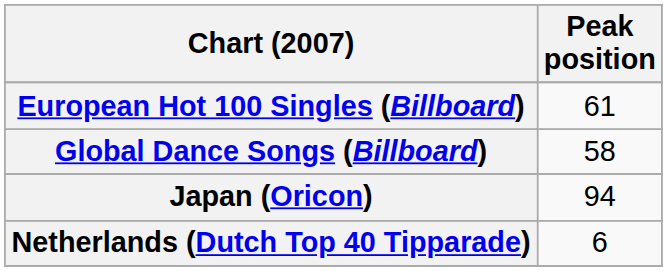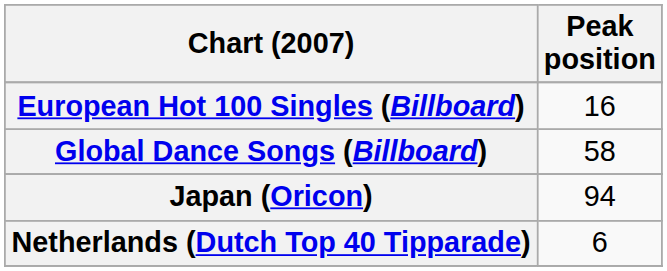(600, 105) 61 -> (600, 105) 16
